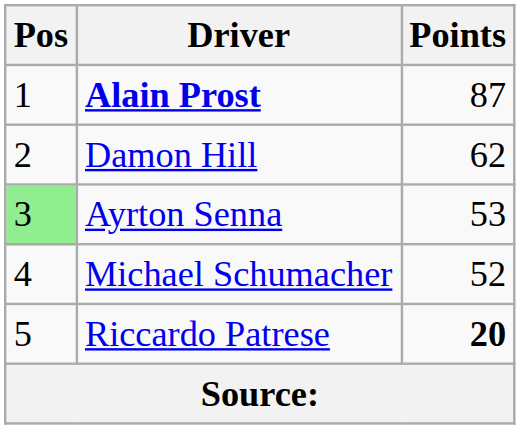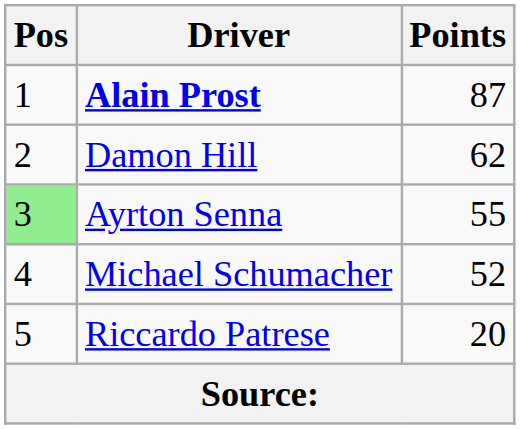(488, 214) 53 -> (488, 214) 55
(488, 334) bold -> (488, 334) normal
